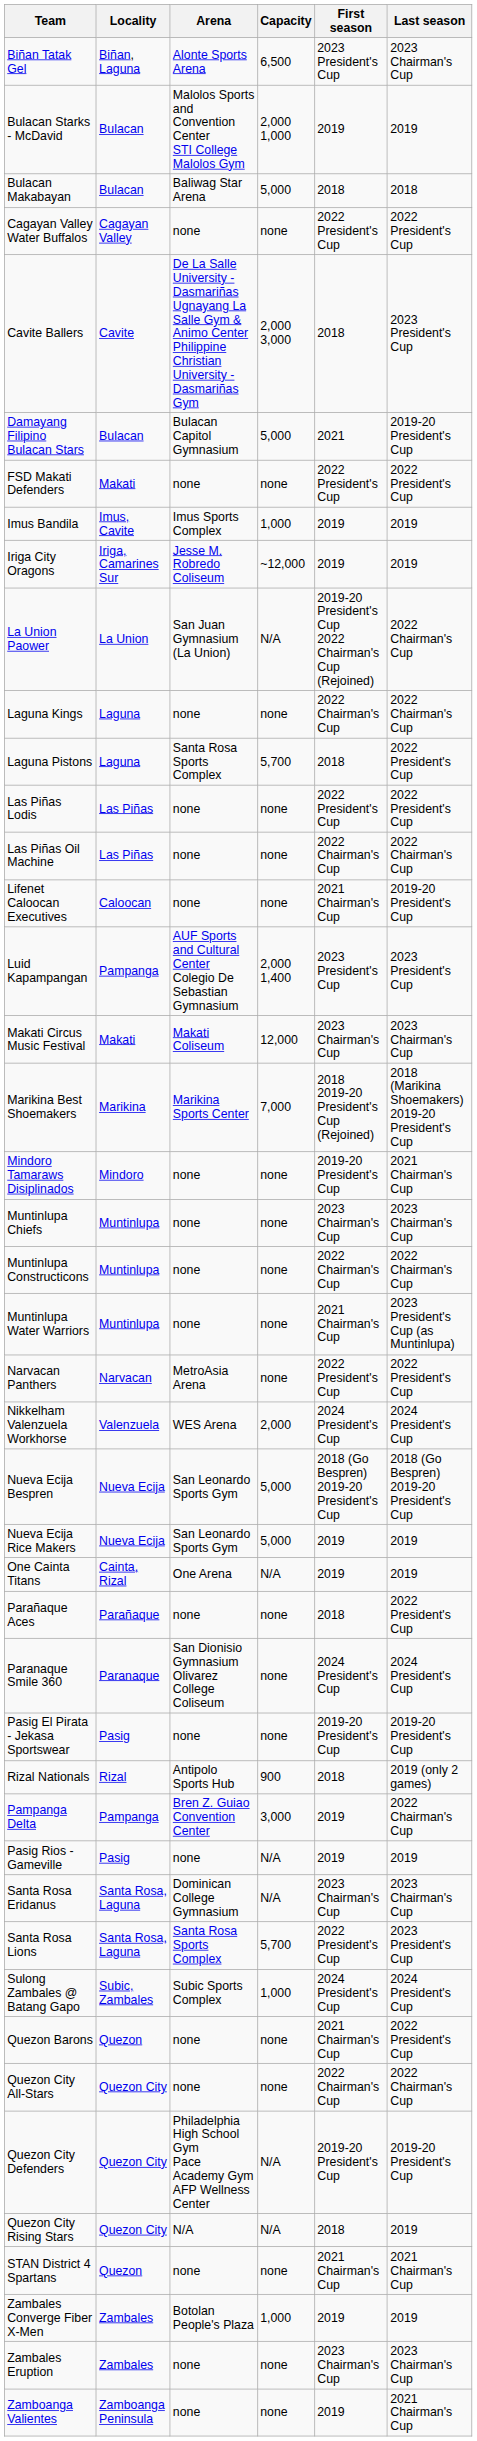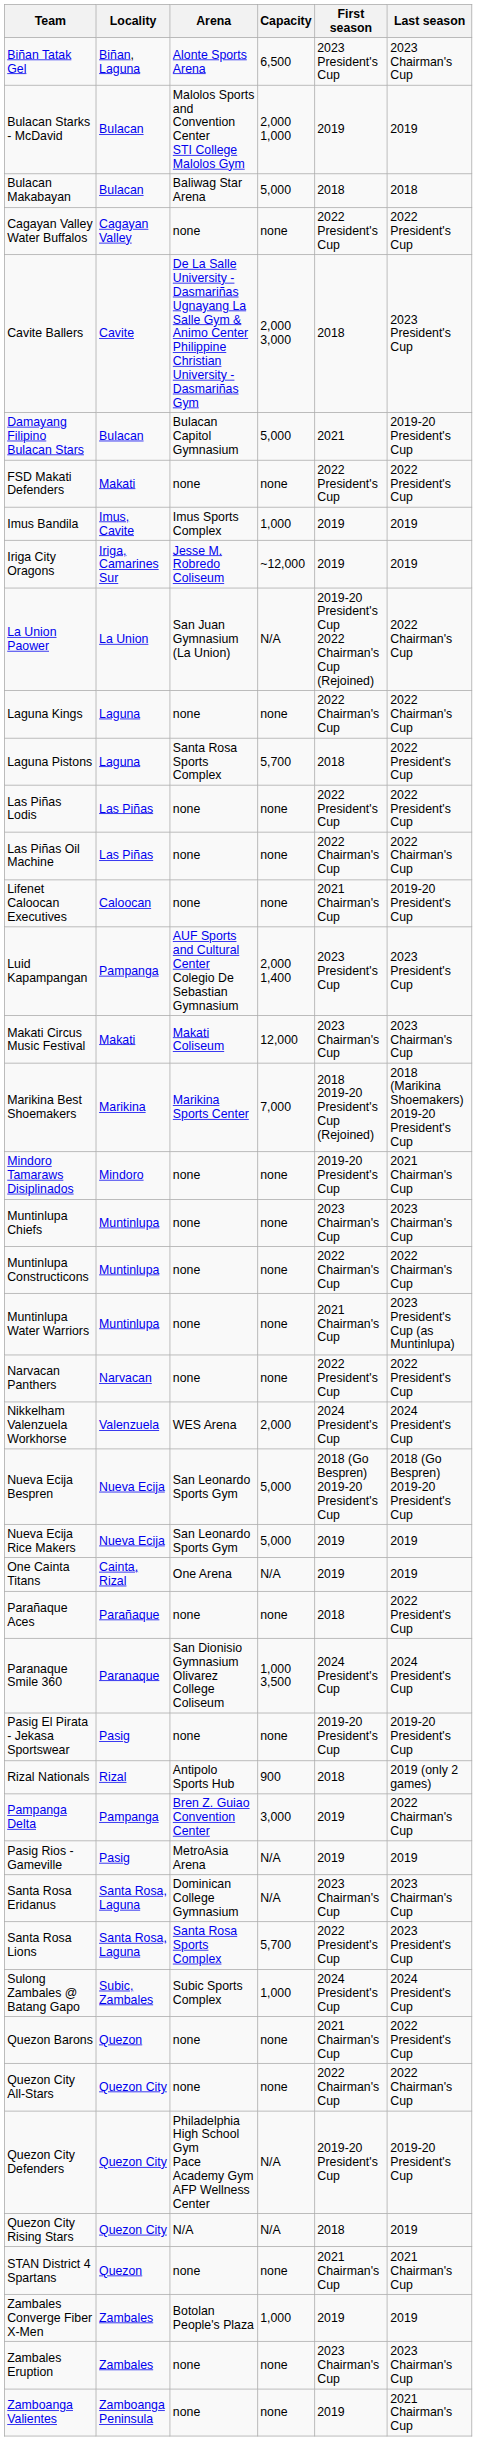(201, 1378) MetroAsia Arena -> (187, 1378) none
(274, 1675) none -> (276, 1675) 1,000 3,500
(187, 1857) none -> (201, 1857) MetroAsia Arena
